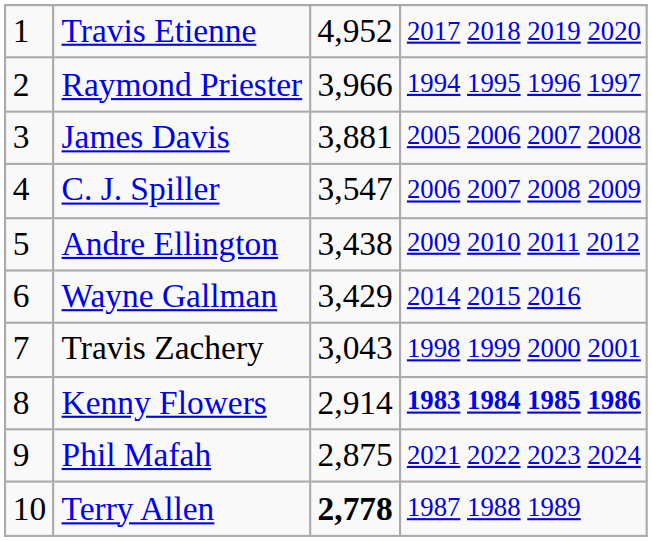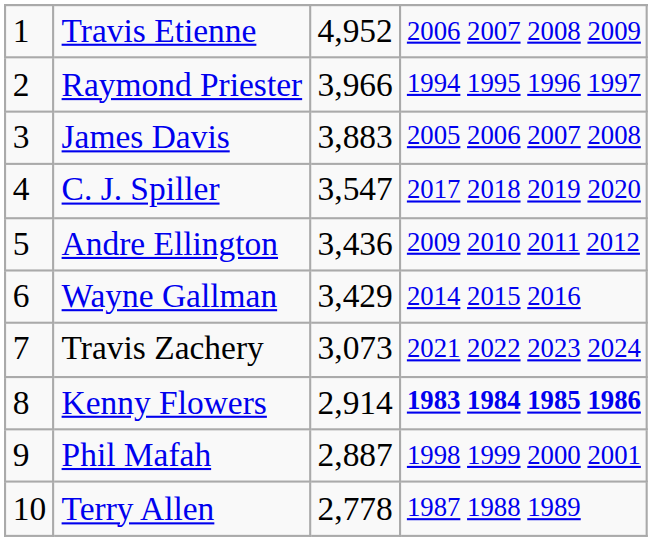(524, 31) 2017 2018 2019 2020 -> (524, 31) 2006 2007 2008 2009
(355, 137) 3,881 -> (355, 137) 3,883
(524, 190) 2006 2007 2008 2009 -> (524, 190) 2017 2018 2019 2020
(355, 243) 3,438 -> (355, 243) 3,436
(355, 349) 3,043 -> (355, 349) 3,073
(524, 349) 1998 1999 2000 2001 -> (524, 349) 2021 2022 2023 2024
(355, 455) 2,875 -> (355, 455) 2,887
(524, 455) 2021 2022 2023 2024 -> (524, 455) 1998 1999 2000 2001
(355, 508) bold -> (355, 508) normal
